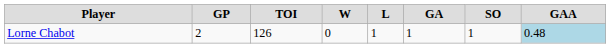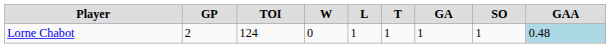+ column: (398, 14)
(262, 33) 126 -> (249, 33) 124
